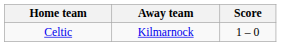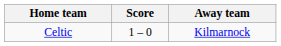columns swapped: (248, 13) <-> (166, 13)
